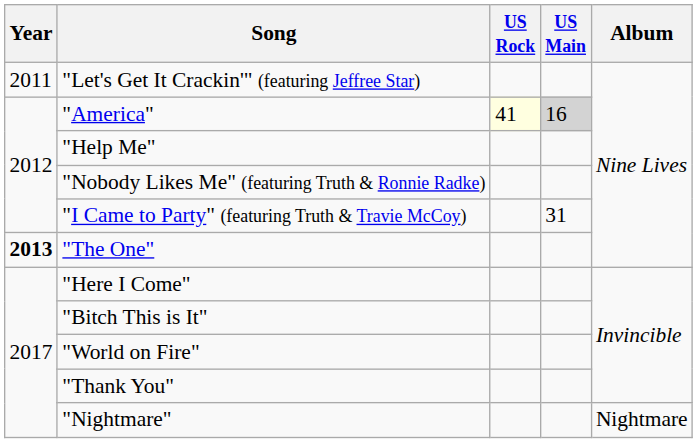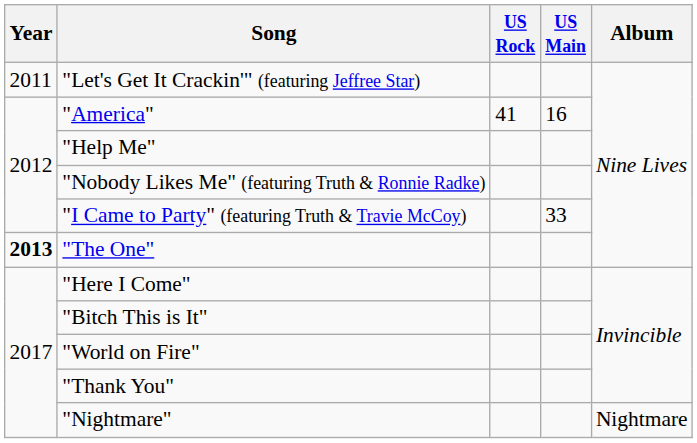(506, 113) lightyellow background -> (506, 113) no background
(556, 113) lightgrey background -> (556, 113) no background
(556, 215) 31 -> (556, 215) 33
